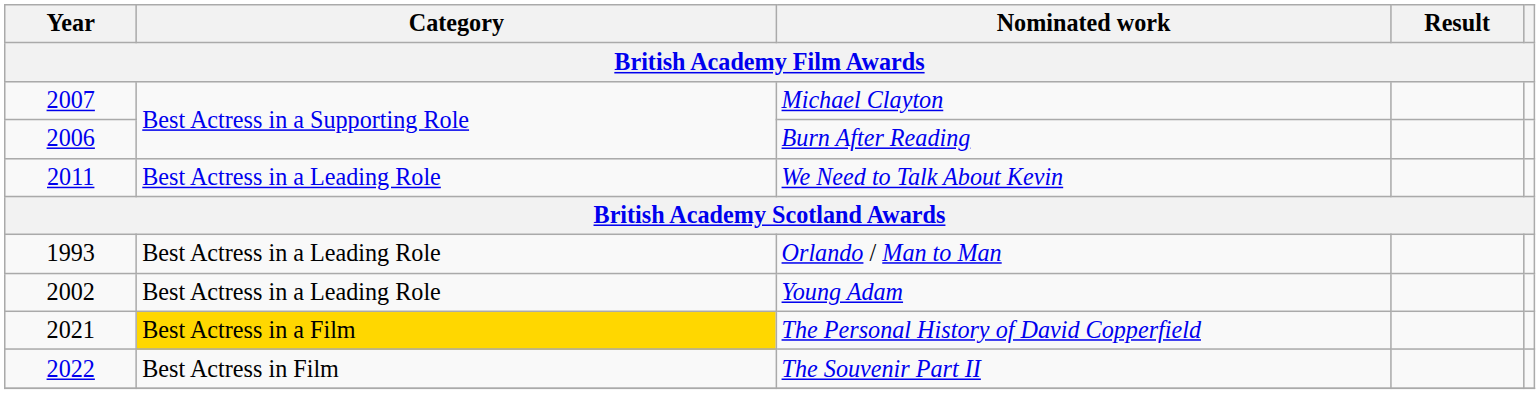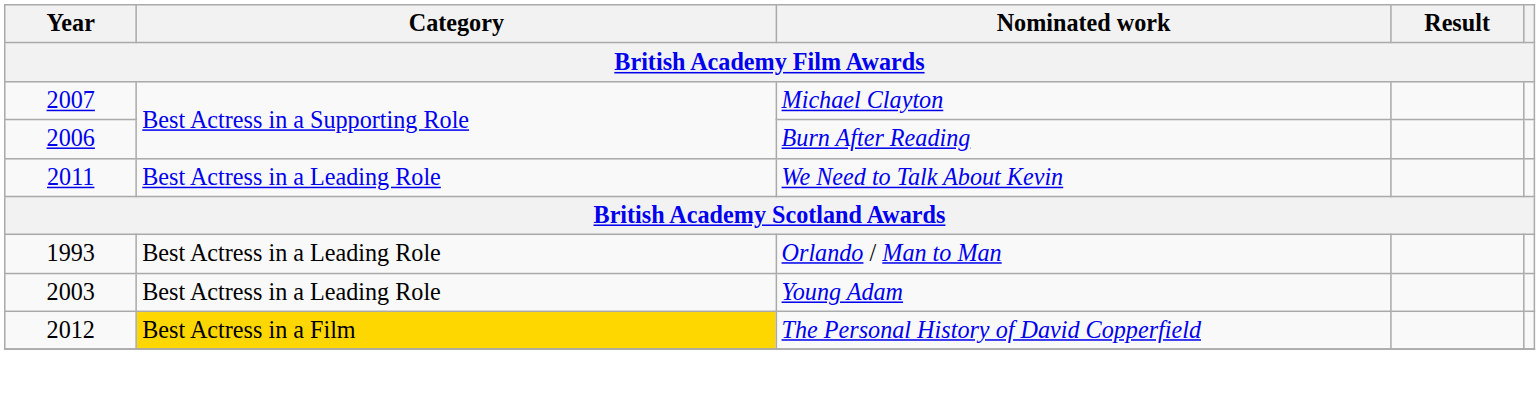(71, 291) 2002 -> (71, 291) 2003
(71, 330) 2021 -> (71, 330) 2012
- row: (881, 368)
